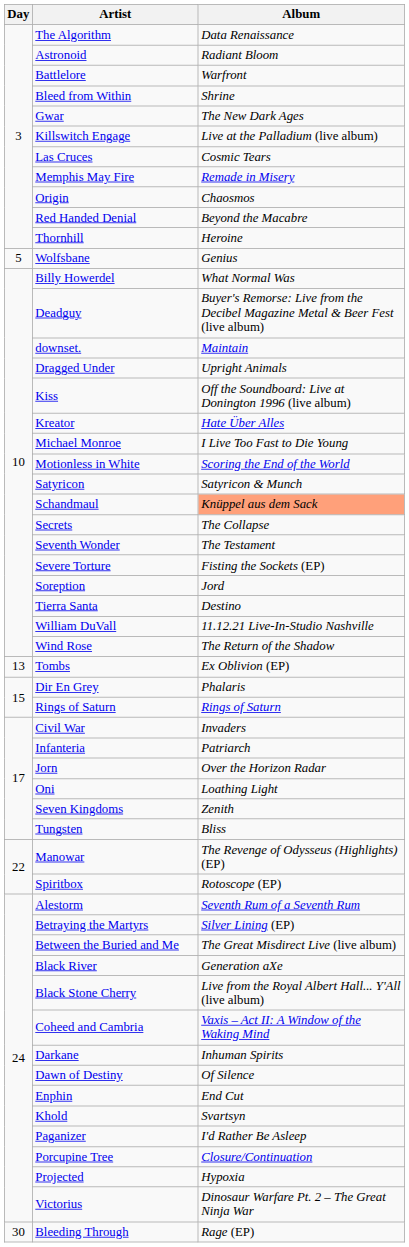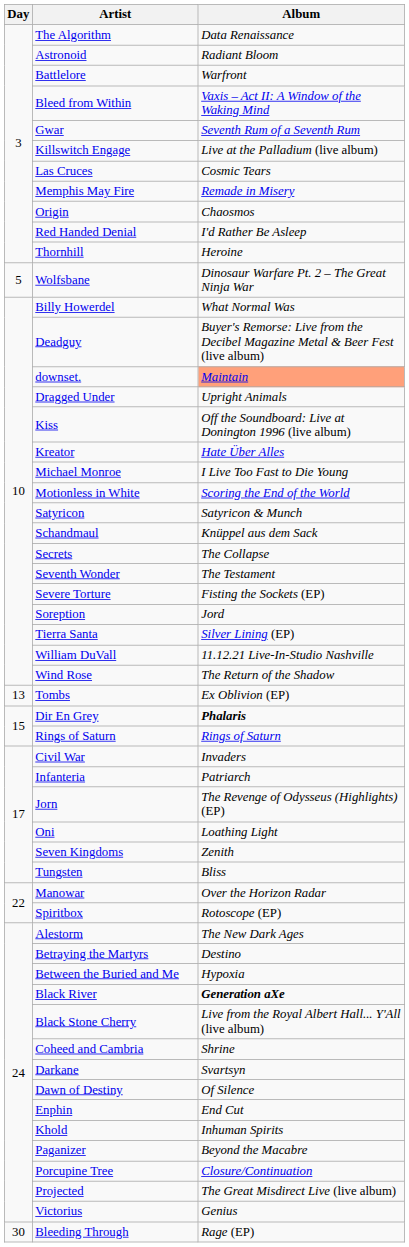(218, 95) Shrine -> (281, 103) Vaxis – Act II: A Window of the Waking Mind
(252, 116) The New Dark Ages -> (281, 130) Seventh Rum of a Seventh Rum
(254, 217) Beyond the Macabre -> (254, 232) I'd Rather Be Asleep
(219, 258) Genius -> (293, 279) Dinosaur Warfare Pt. 2 – The Great Ninja War
(225, 347) no background -> (225, 376) lightsalmon background
(259, 504) lightsalmon background -> (259, 533) no background
(221, 605) Destino -> (248, 634) Silver Lining (EP)
(223, 687) normal -> (224, 715) bold
(264, 768) Over the Horizon Radar -> (299, 804) The Revenge of Odysseus (Highlights) (EP)
(299, 856) The Revenge of Odysseus (Highlights) (EP) -> (264, 892) Over the Horizon Radar
(281, 904) Seventh Rum of a Seventh Rum -> (252, 933) The New Dark Ages
(248, 924) Silver Lining (EP) -> (221, 953) Destino
(299, 945) The Great Misdirect Live (live album) -> (223, 973) Hypoxia
(242, 965) normal -> (243, 994) bold
(281, 1027) Vaxis – Act II: A Window of the Waking Mind -> (218, 1049) Shrine
(242, 1055) Inhuman Spirits -> (223, 1069) Svartsyn
(223, 1116) Svartsyn -> (242, 1130) Inhuman Spirits
(254, 1136) I'd Rather Be Asleep -> (254, 1150) Beyond the Macabre
(223, 1176) Hypoxia -> (299, 1191) The Great Misdirect Live (live album)
(293, 1204) Dinosaur Warfare Pt. 2 – The Great Ninja War -> (219, 1211) Genius
